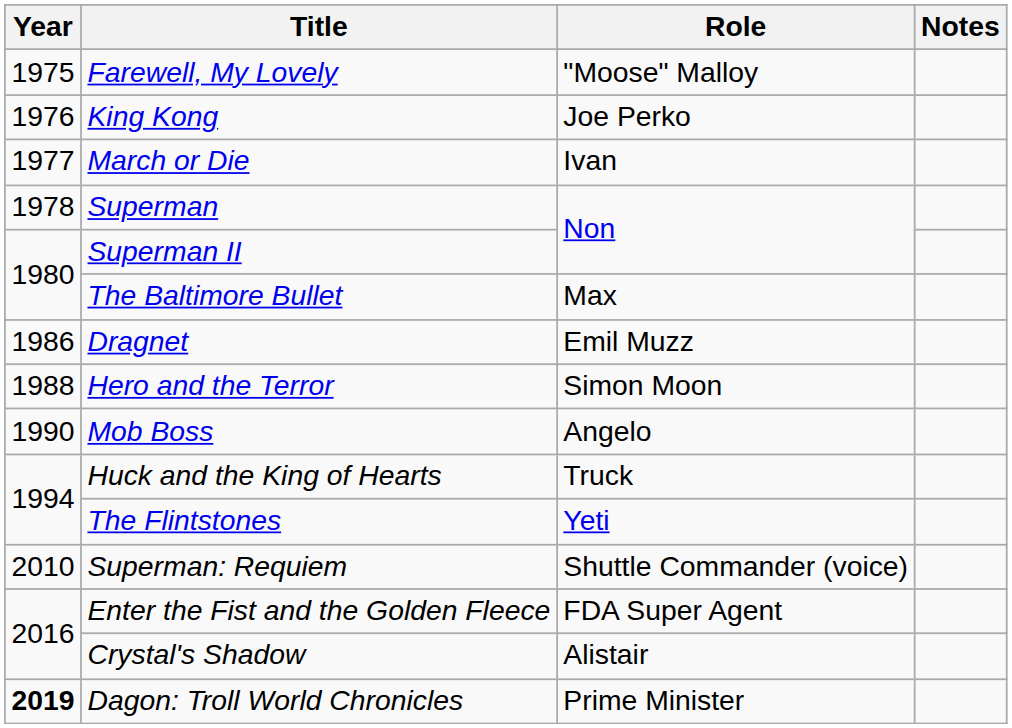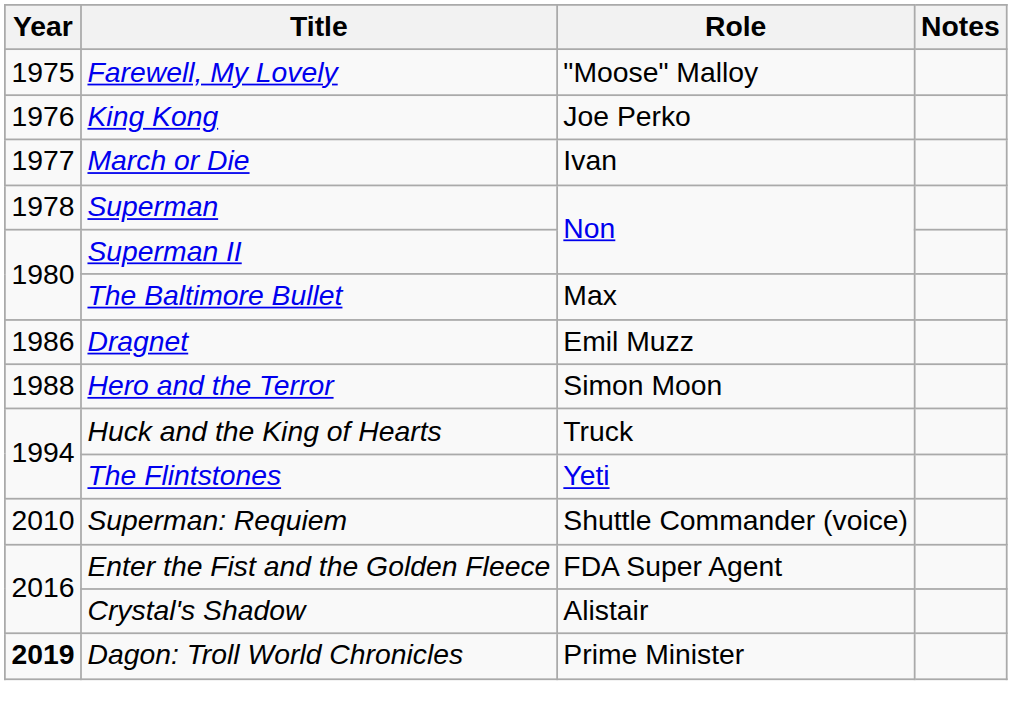- row: (150, 431)
